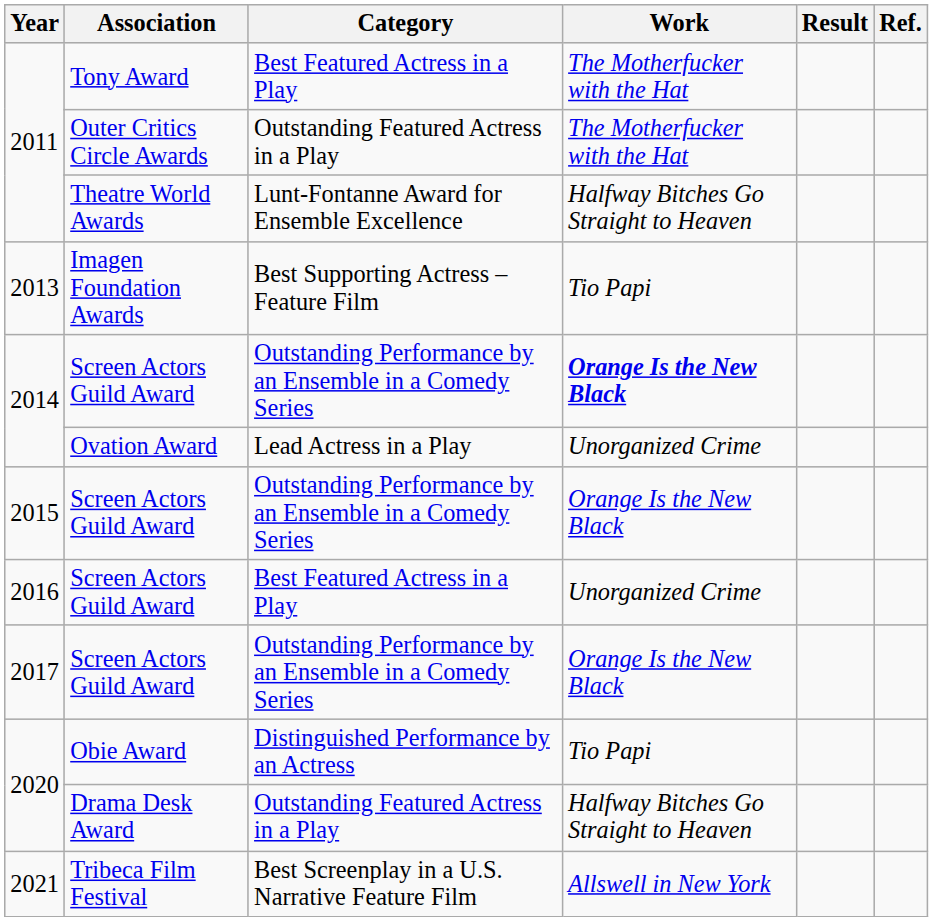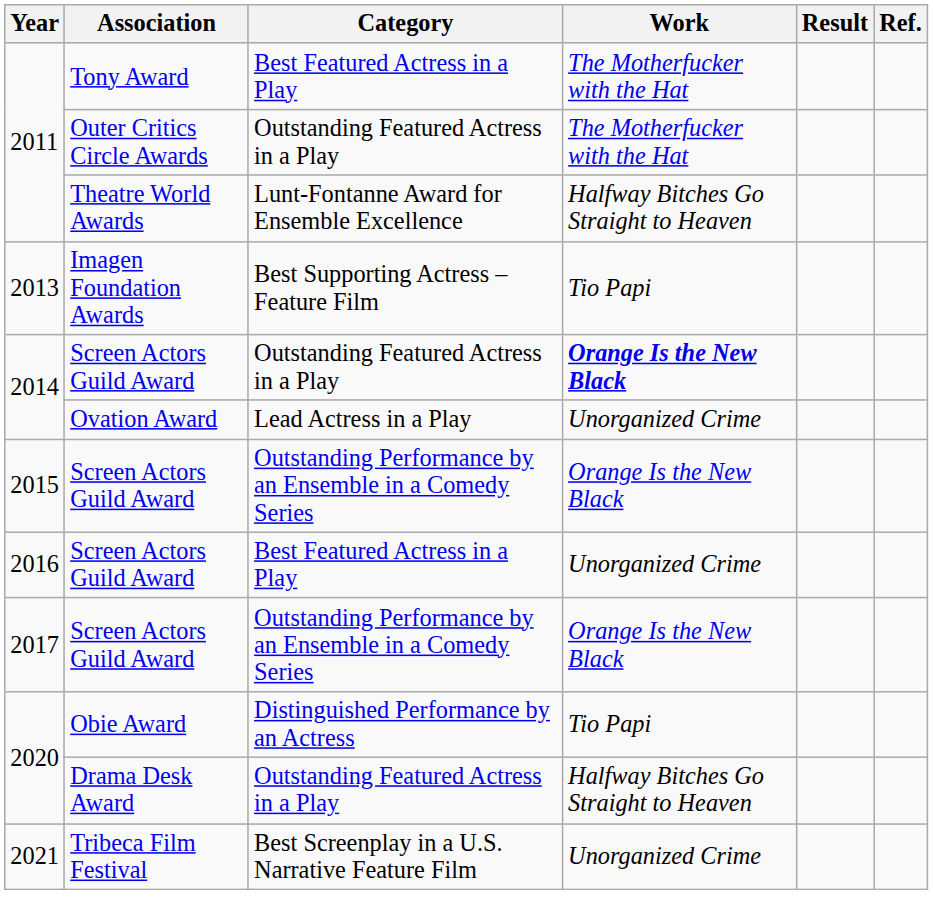(394, 380) Outstanding Performance by an Ensemble in a Comedy Series -> (398, 367) Outstanding Featured Actress in a Play
(669, 883) Allswell in New York -> (665, 855) Unorganized Crime
